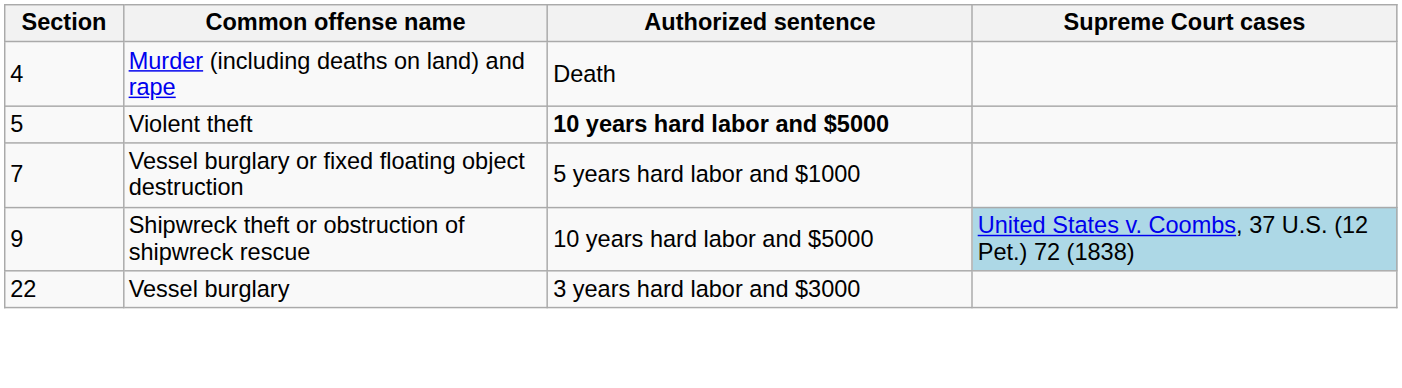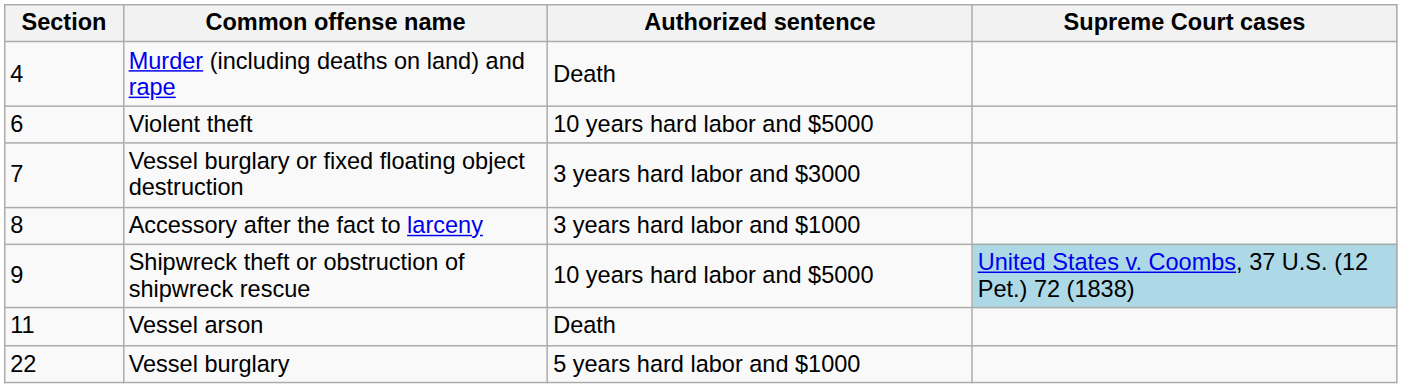(17, 124) 5 -> (17, 124) 6
(721, 124) bold -> (713, 124) normal
(707, 174) 5 years hard labor and $1000 -> (707, 174) 3 years hard labor and $3000
+ row: (306, 225)
+ row: (196, 326)
(707, 289) 3 years hard labor and $3000 -> (707, 363) 5 years hard labor and $1000
